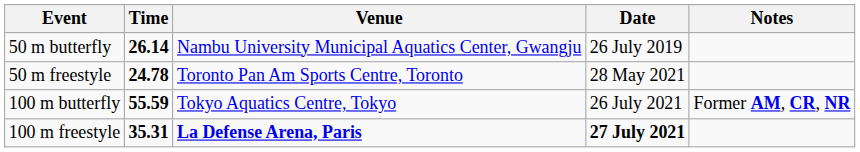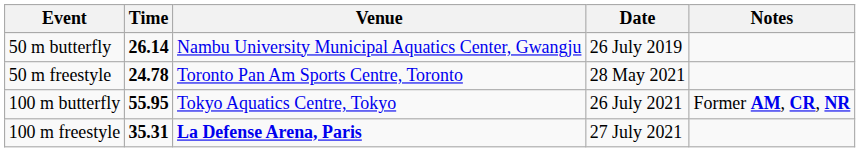(149, 103) 55.59 -> (149, 103) 55.95
(637, 132) bold -> (636, 132) normal
